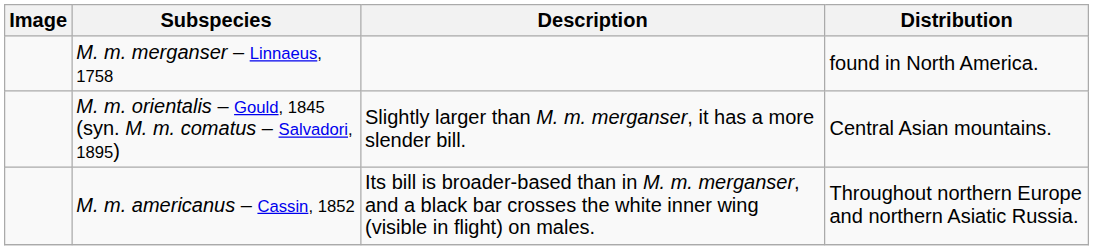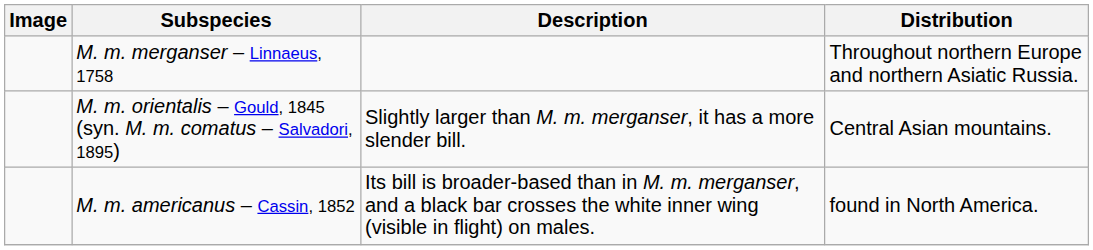(934, 63) found in North America. -> (956, 63) Throughout northern Europe and northern Asiatic Russia.
(956, 205) Throughout northern Europe and northern Asiatic Russia. -> (934, 205) found in North America.
